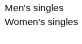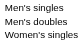+ row: (36, 21)
